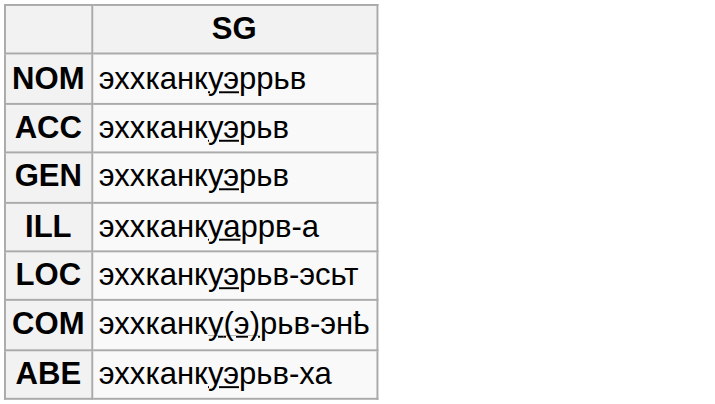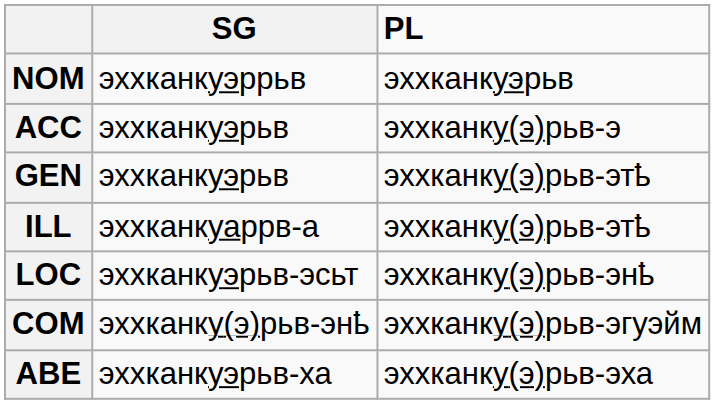+ column: (404, 29)
